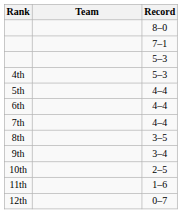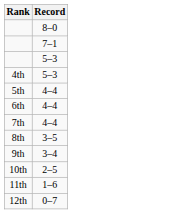- column: (87, 12)
